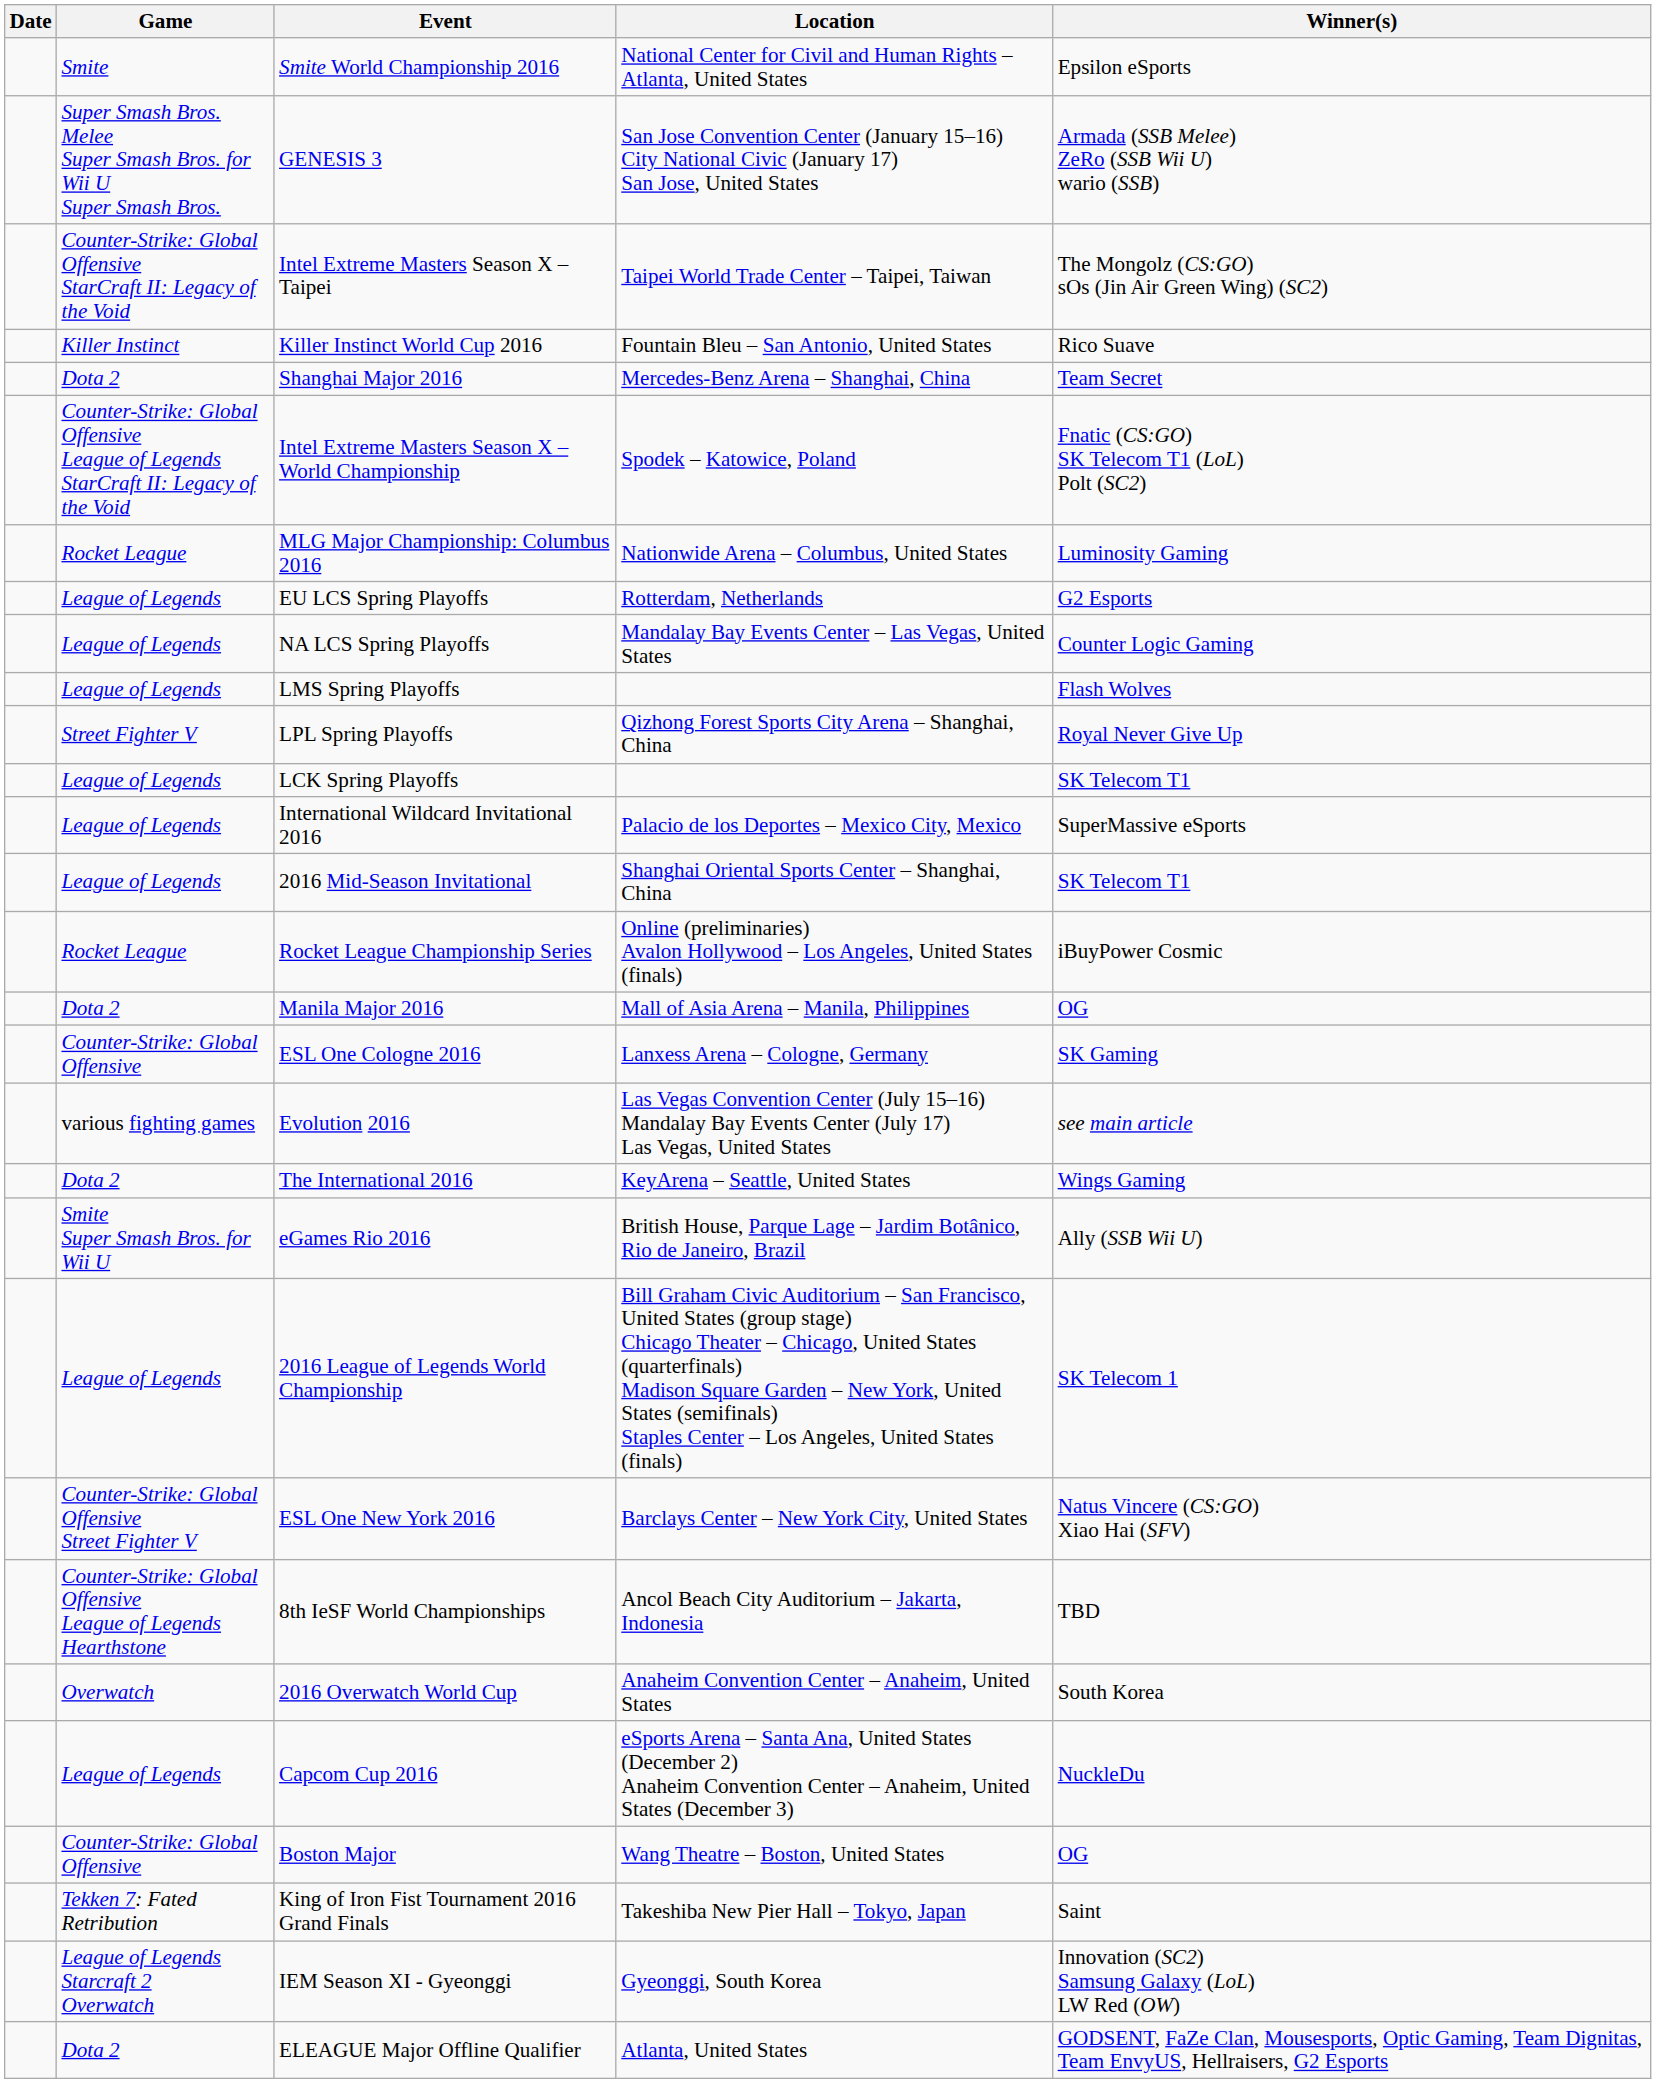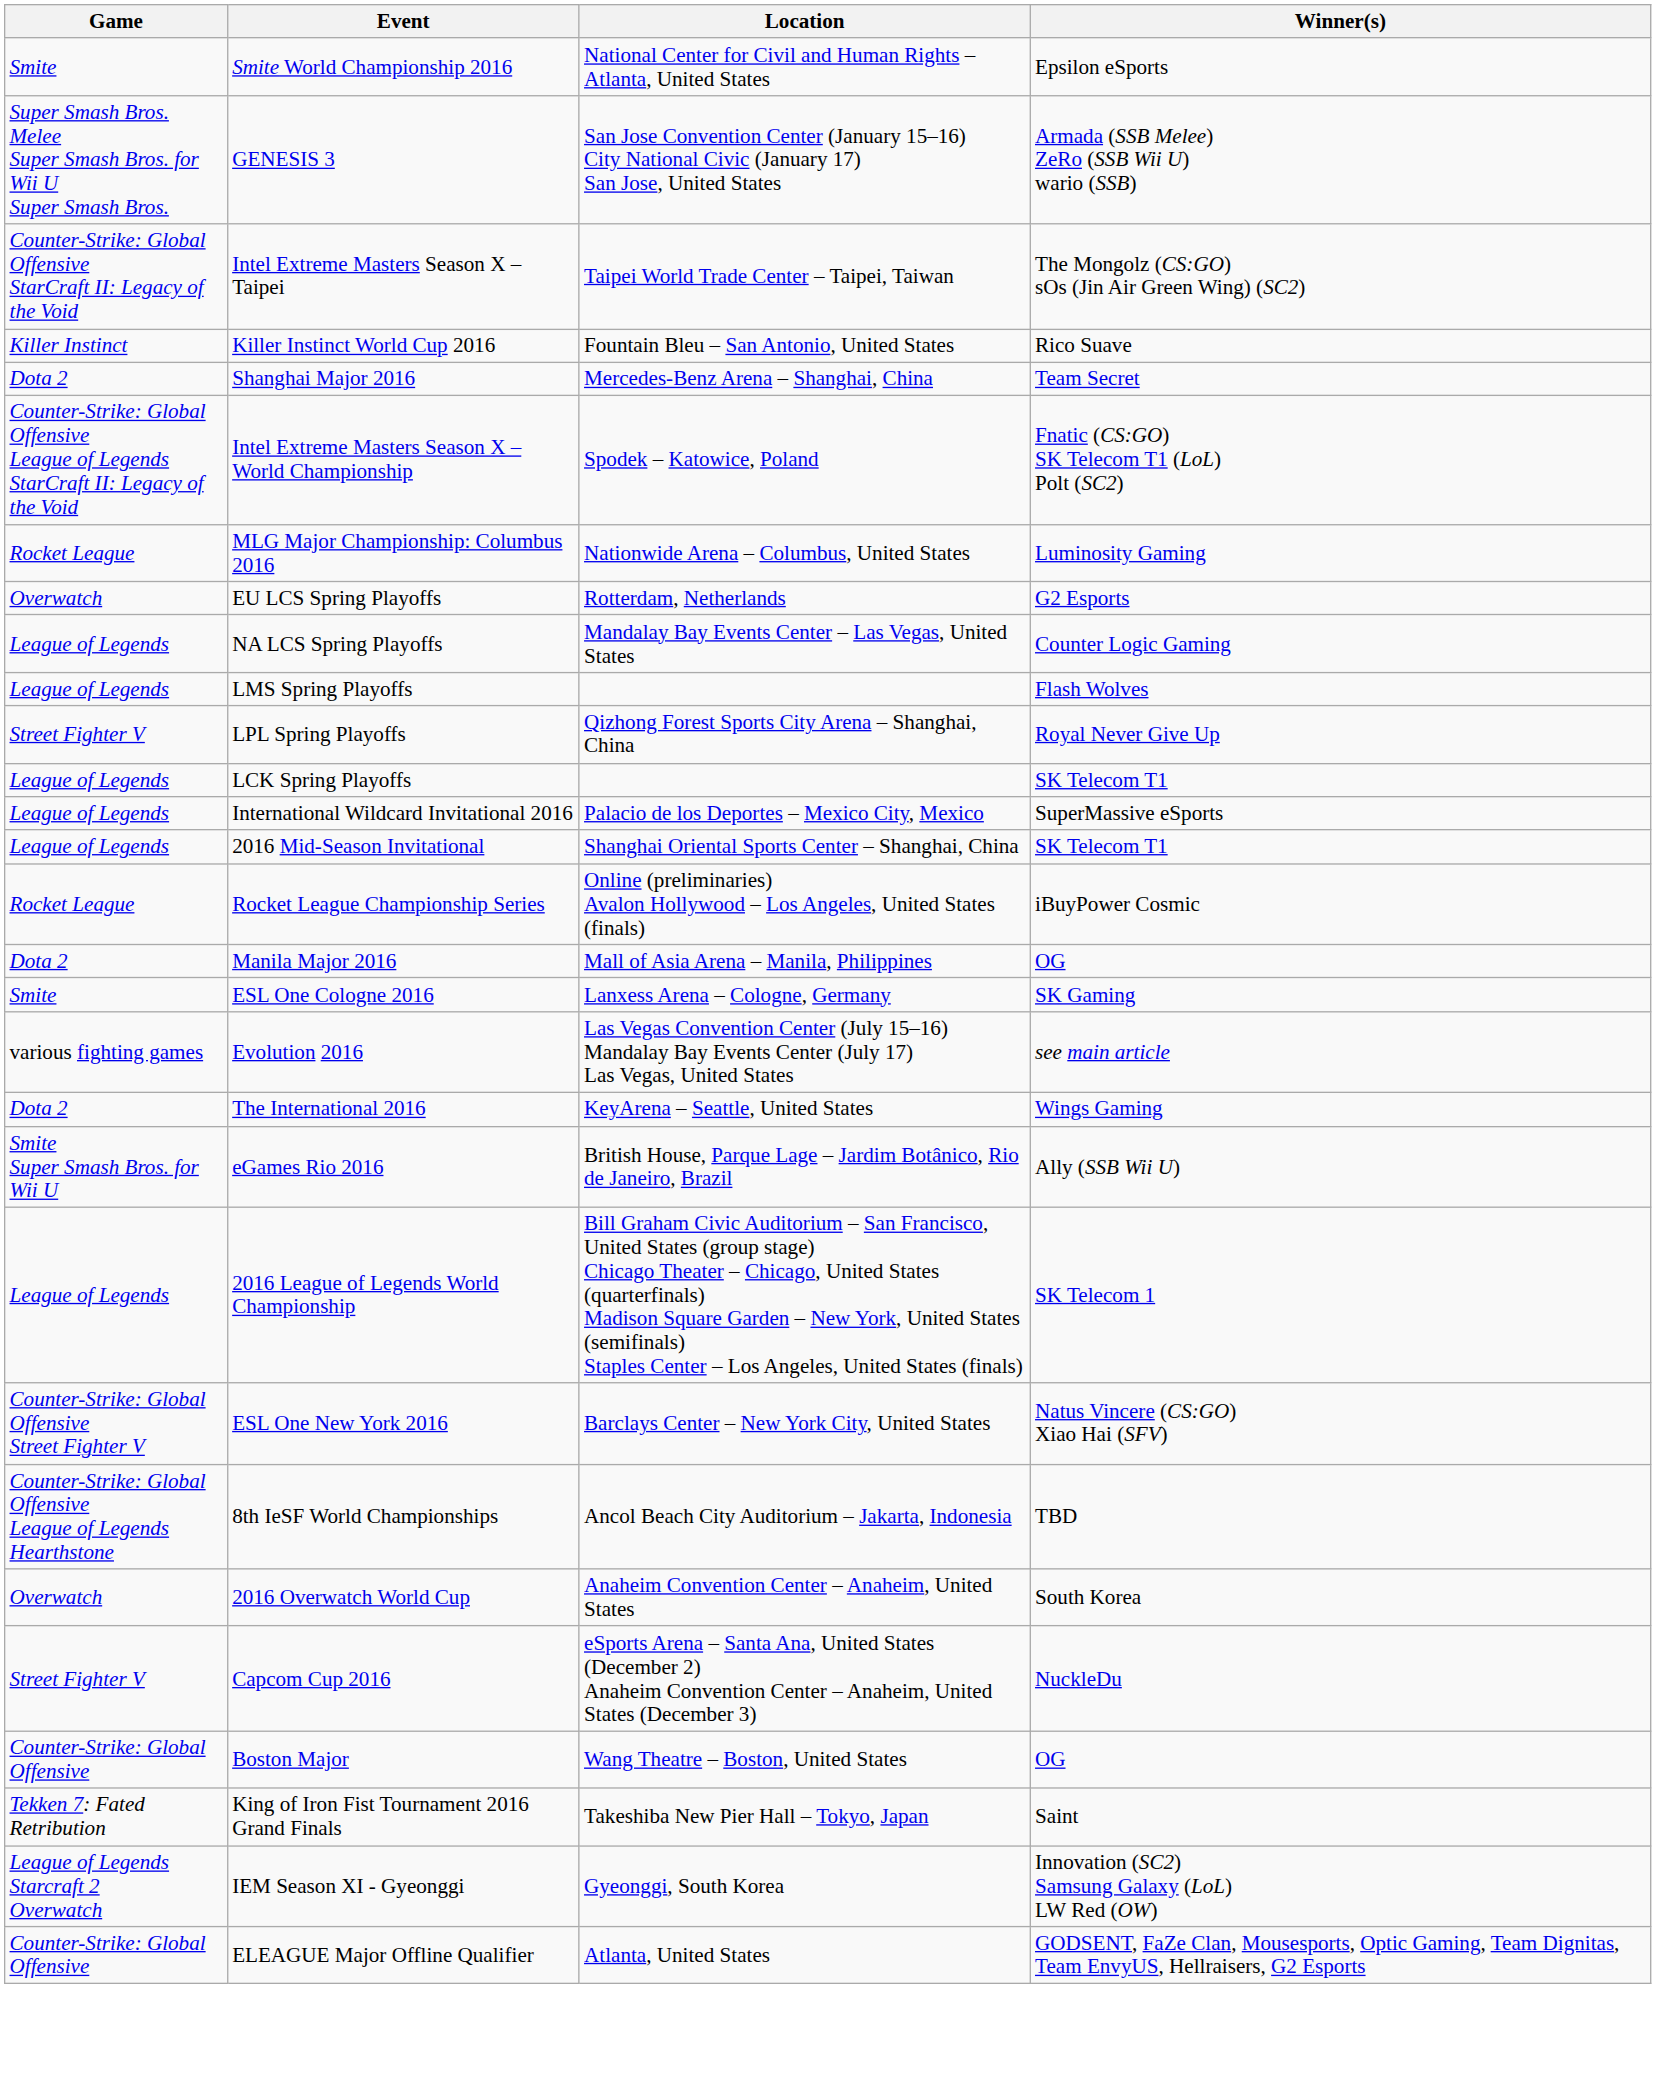- column: (31, 21)
(141, 598) League of Legends -> (56, 598) Overwatch
(160, 1053) Counter-Strike: Global Offensive -> (33, 994) Smite
(141, 1773) League of Legends -> (77, 1678) Street Fighter V
(91, 2049) Dota 2 -> (108, 1954) Counter-Strike: Global Offensive
